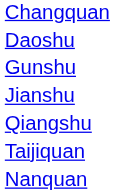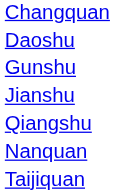rows swapped: (46, 179) <-> (45, 151)
